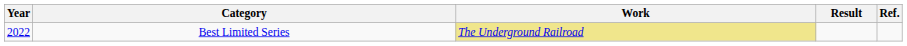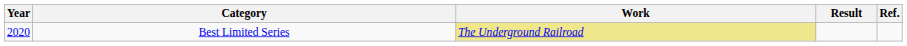(19, 31) 2022 -> (19, 31) 2020
